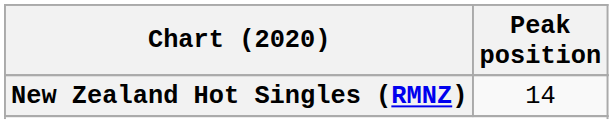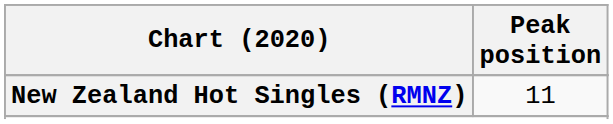(540, 96) 14 -> (540, 96) 11
